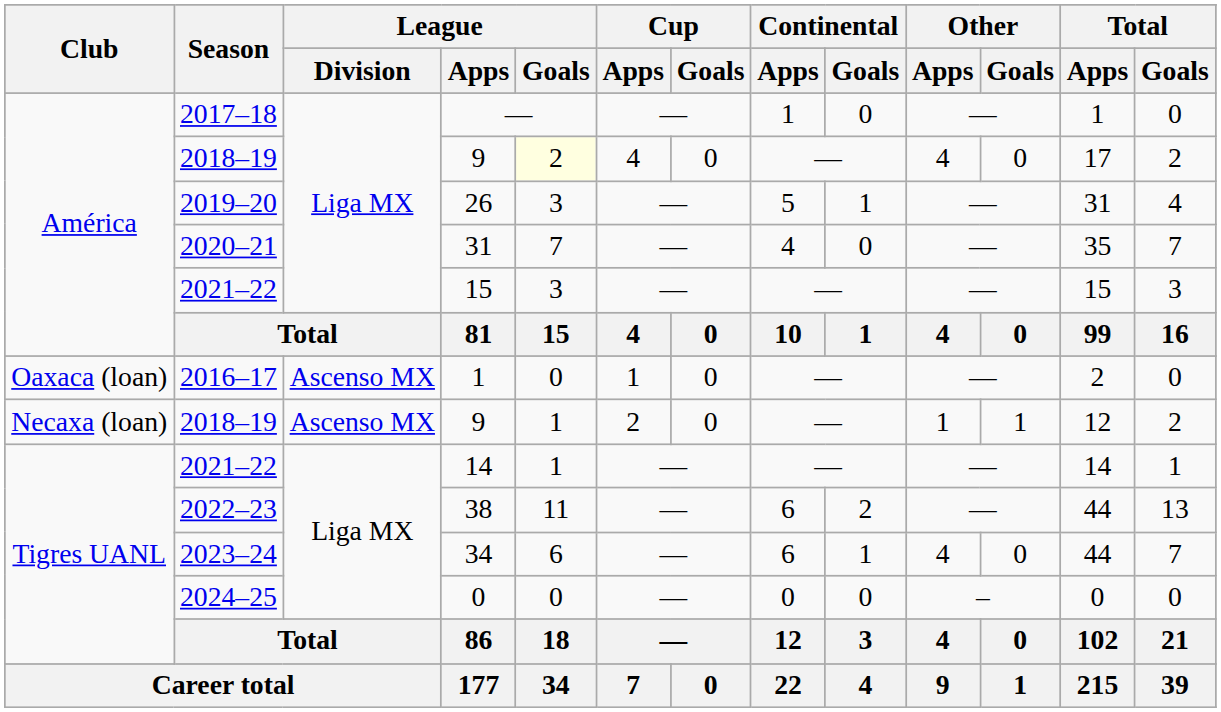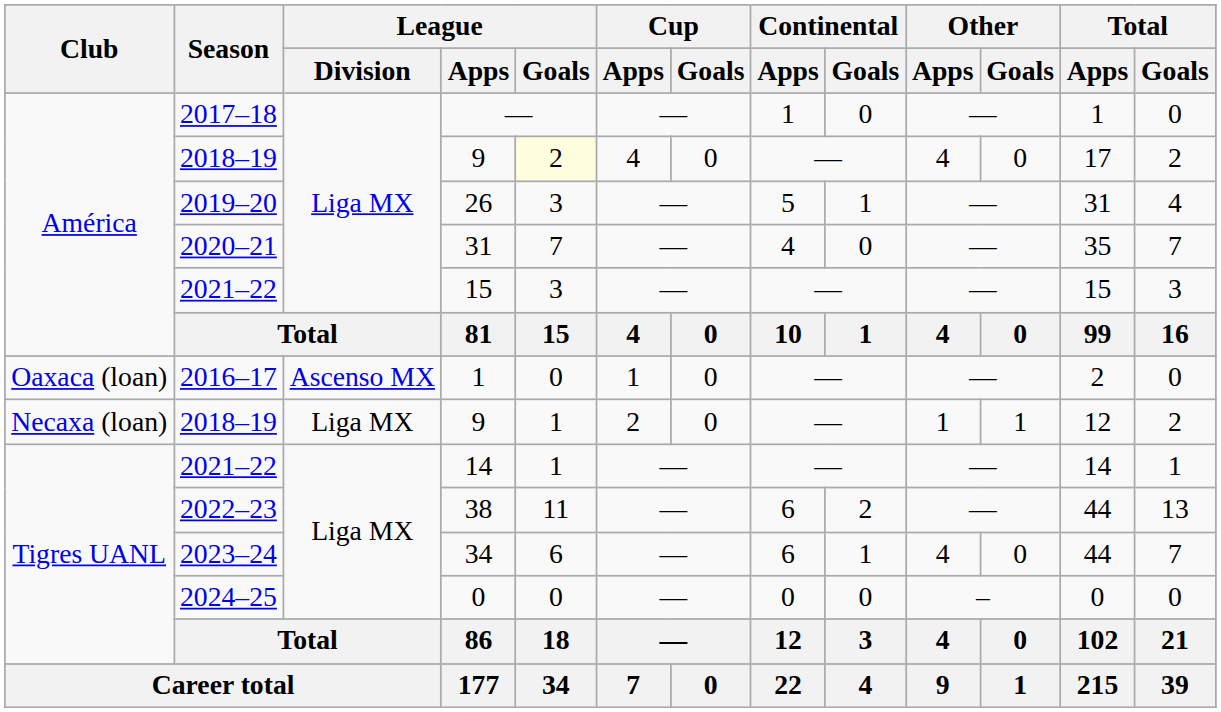(362, 421) Ascenso MX -> (362, 421) Liga MX
